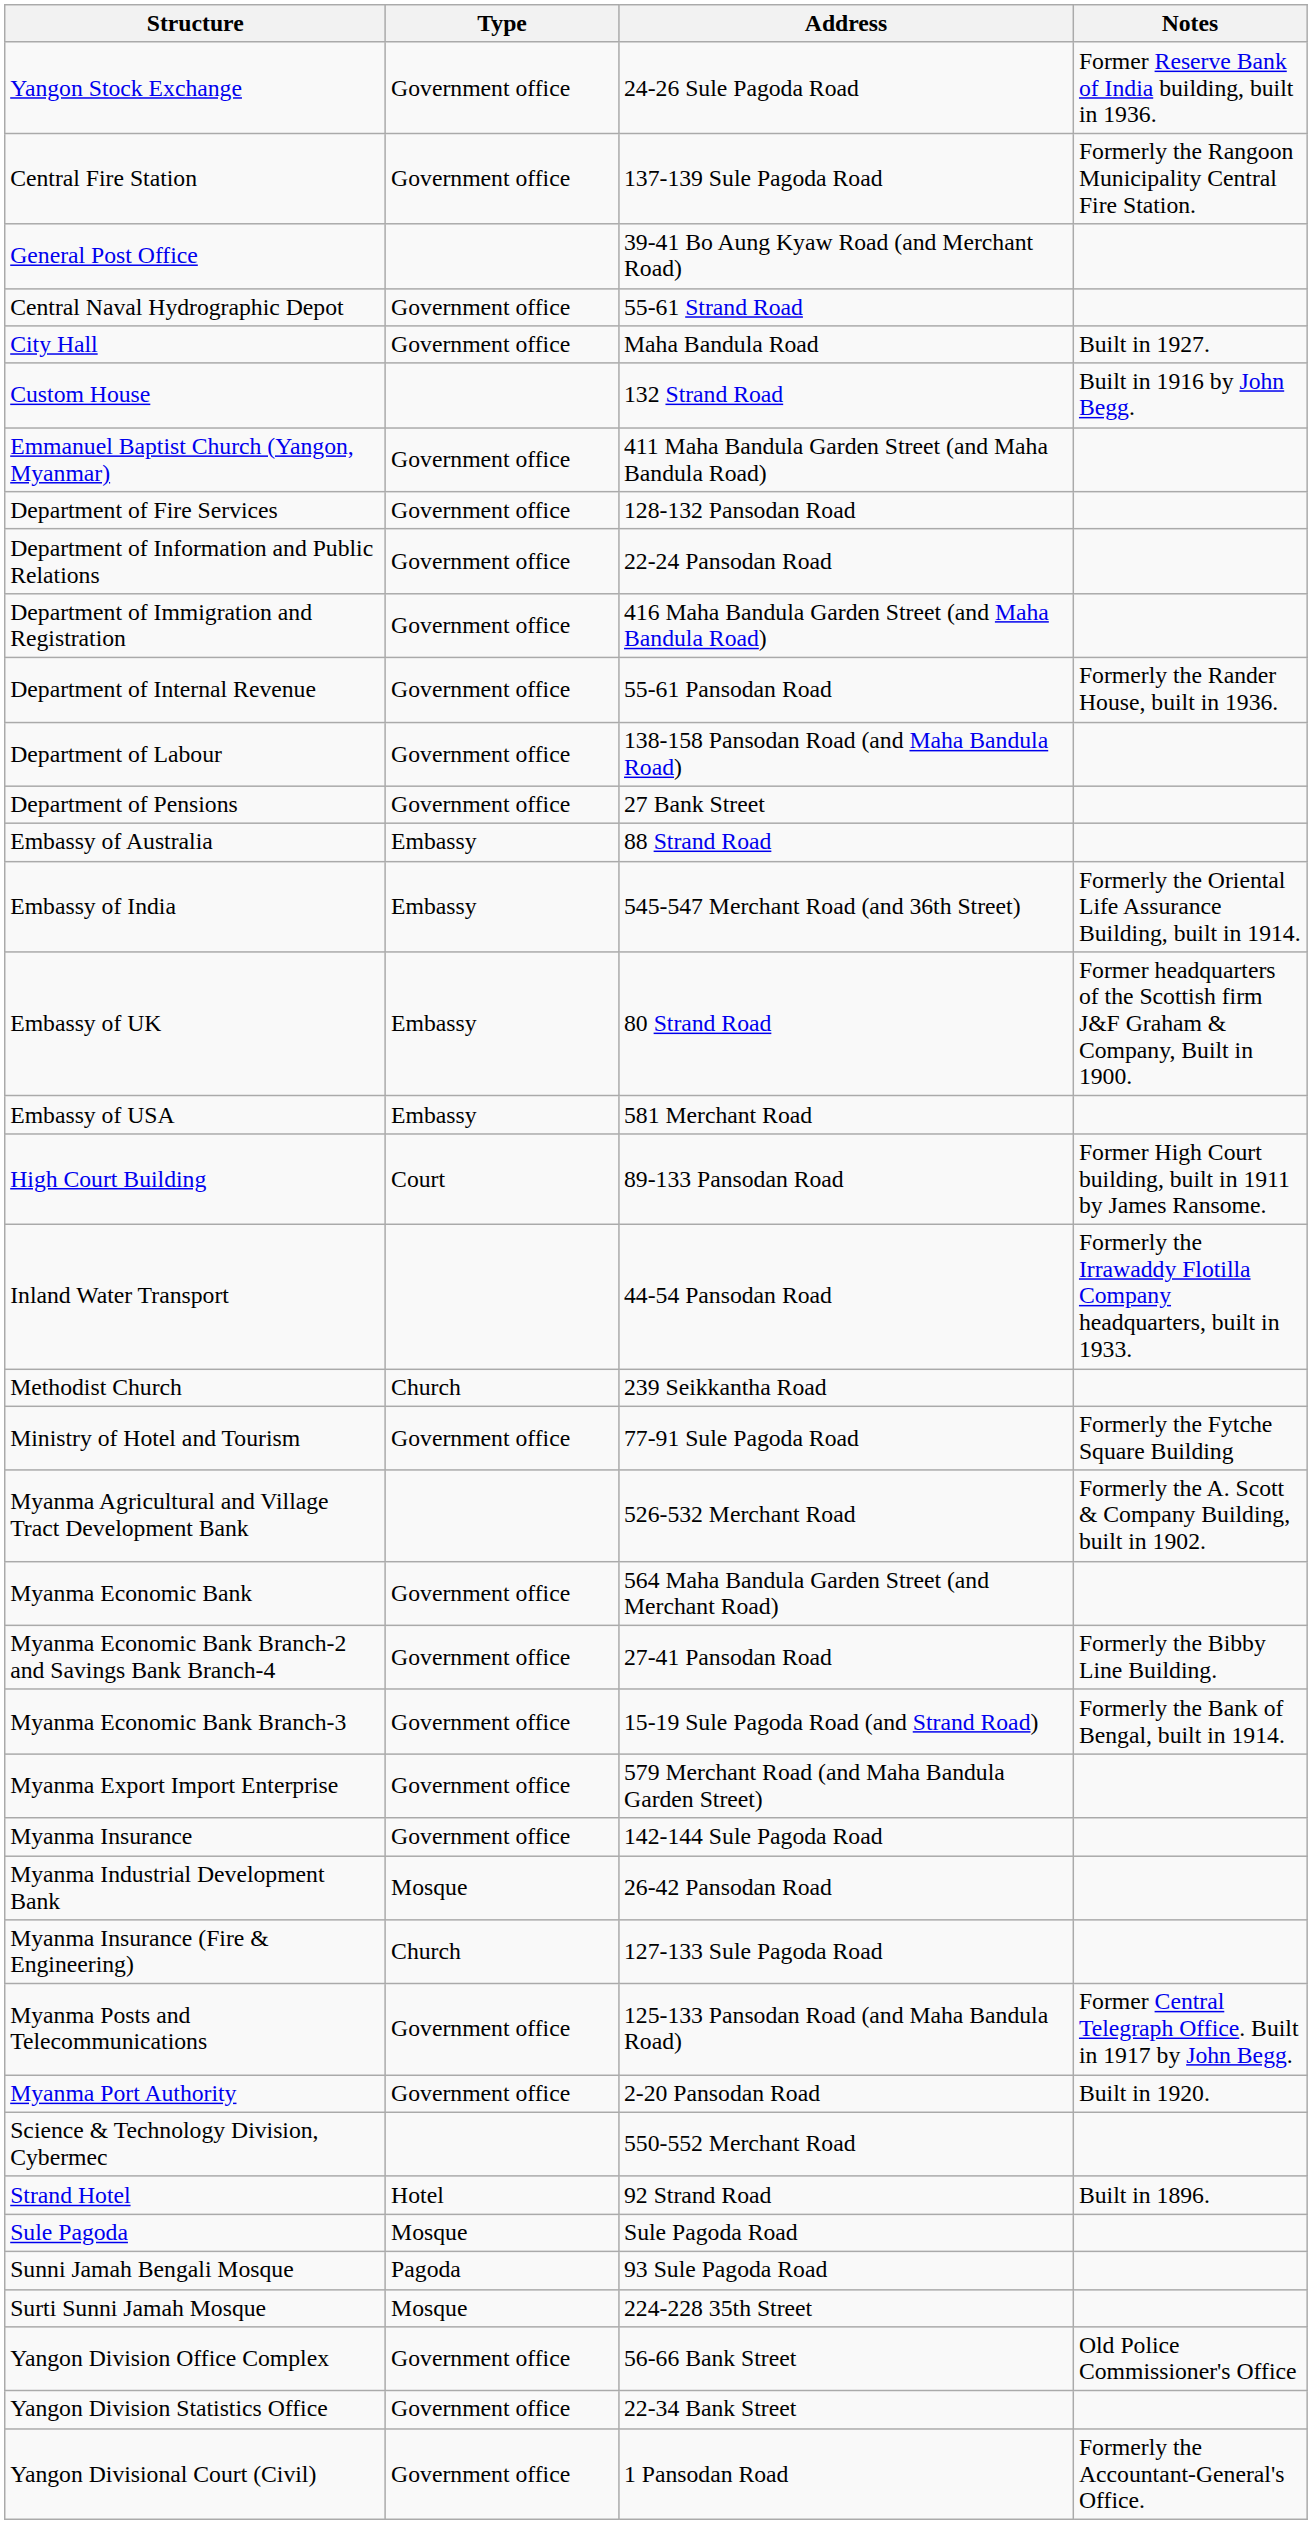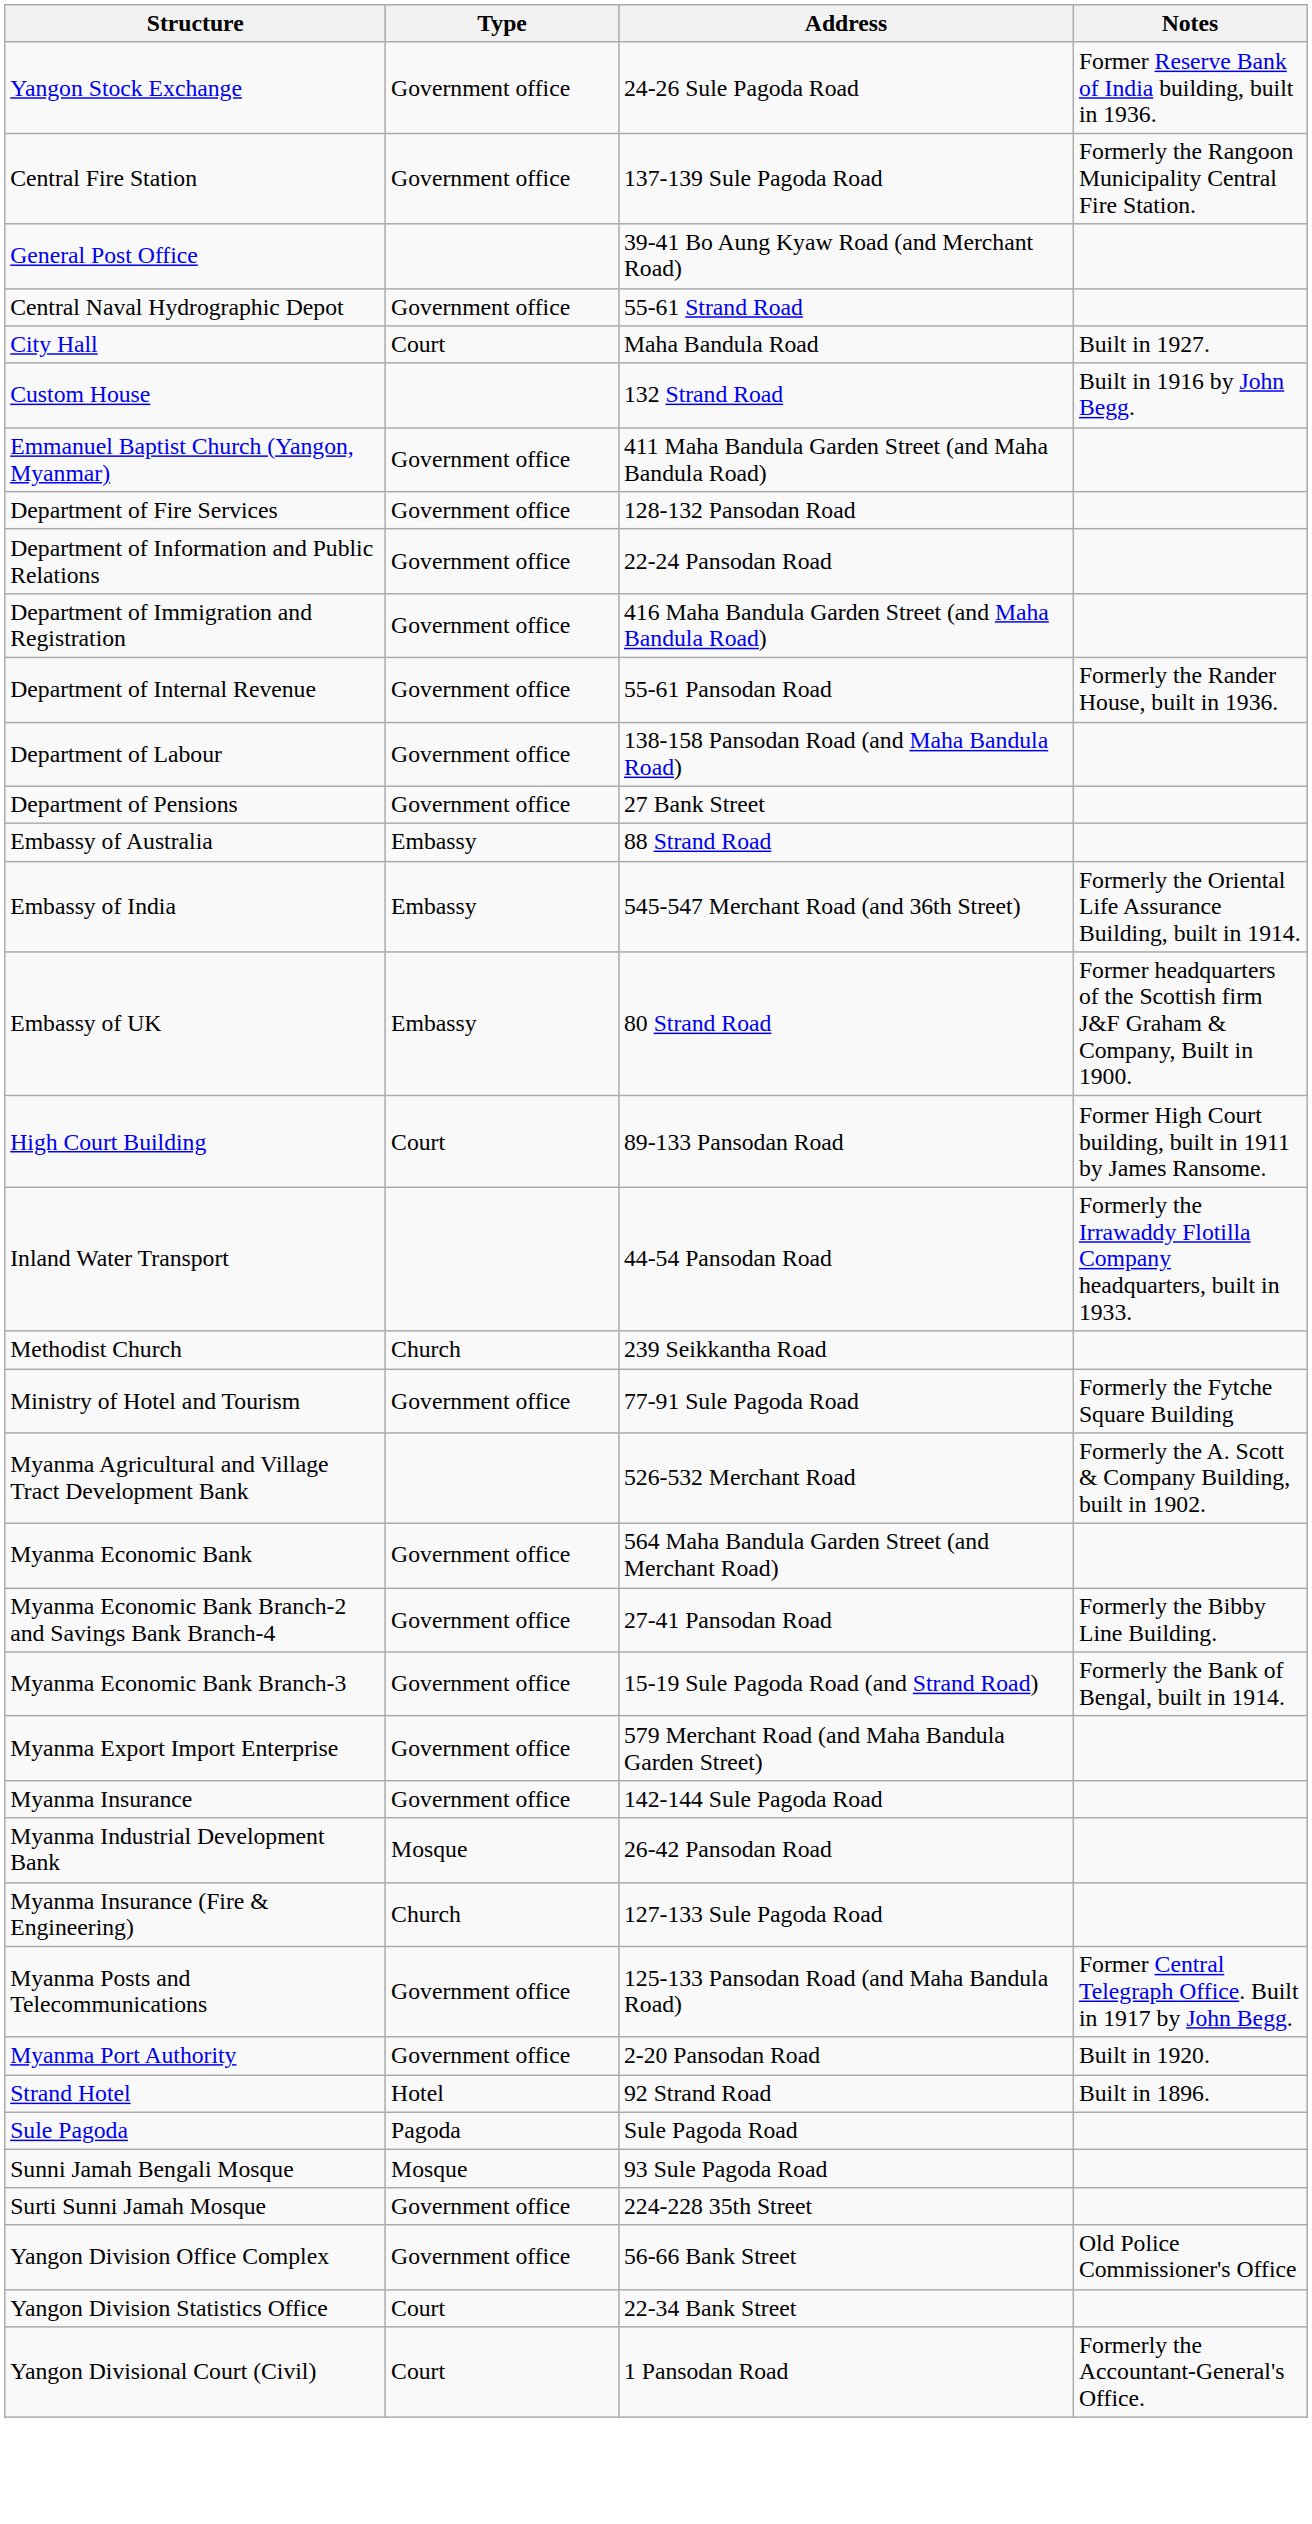(481, 344) Government office -> (418, 344) Court
- row: (92, 1114)
- row: (164, 2144)
(429, 2232) Mosque -> (426, 2130) Pagoda
(426, 2270) Pagoda -> (429, 2168) Mosque
(429, 2307) Mosque -> (481, 2205) Government office
(481, 2409) Government office -> (418, 2307) Court
(481, 2473) Government office -> (418, 2371) Court
